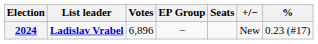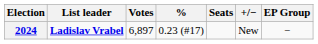columns swapped: (288, 13) <-> (182, 13)
(141, 30) 6,896 -> (141, 30) 6,897
